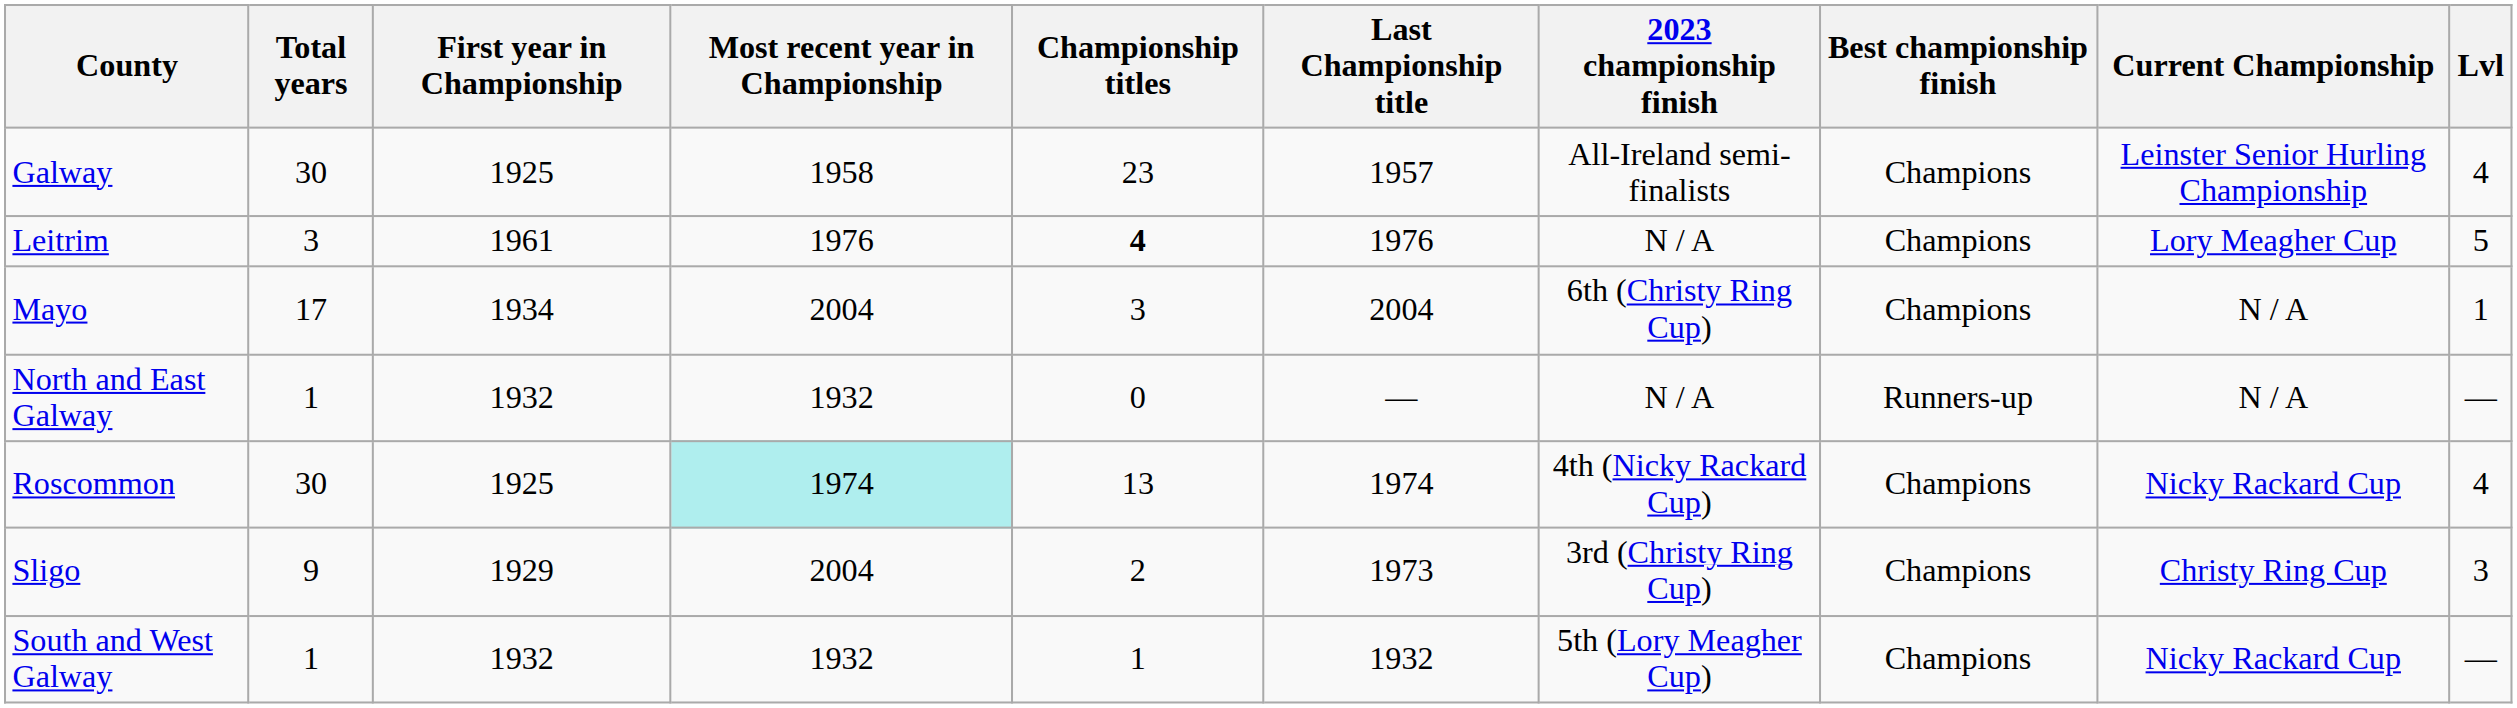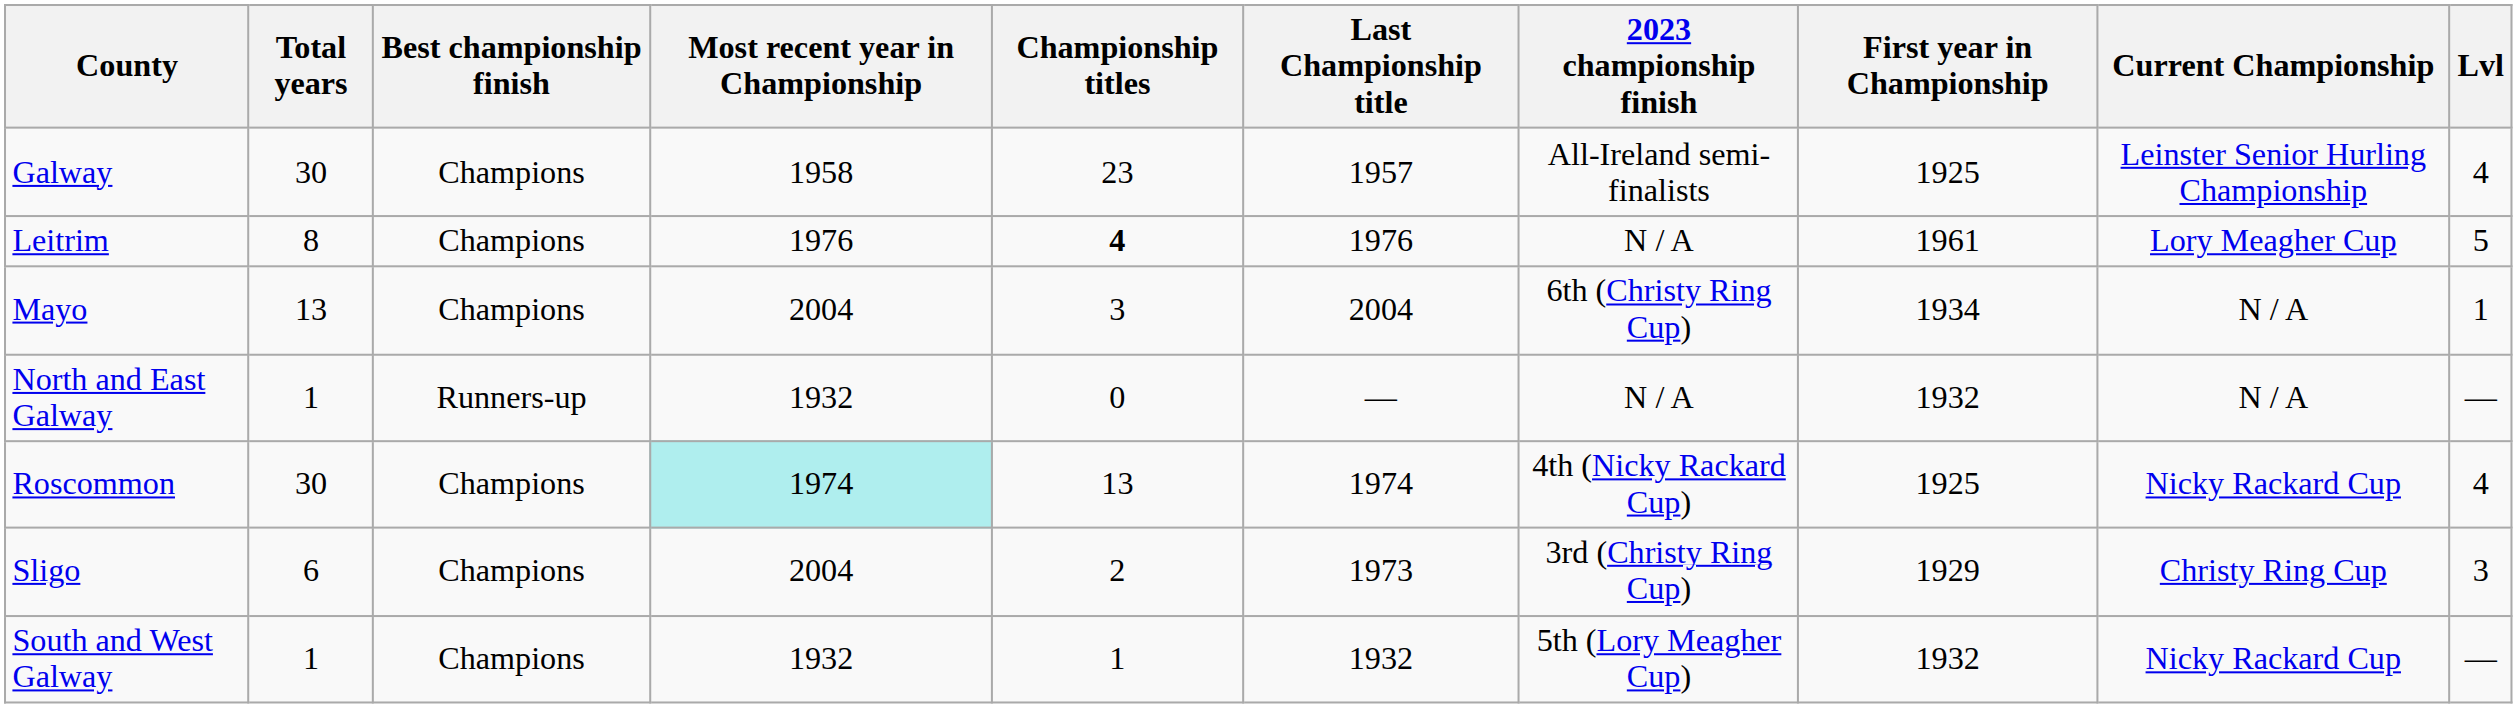columns swapped: (522, 66) <-> (1958, 66)
(311, 240) 3 -> (311, 240) 8
(311, 309) 17 -> (311, 309) 13
(311, 571) 9 -> (311, 571) 6
